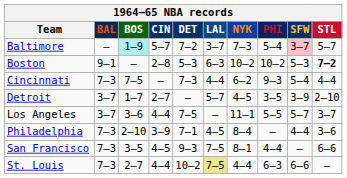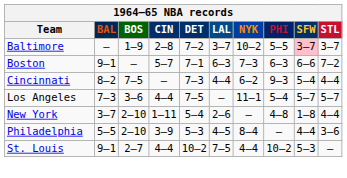(134, 47) paleturquoise background -> (134, 47) no background
(161, 47) 5–7 -> (164, 47) 2–8
(242, 47) 7–3 -> (249, 47) 10–2
(273, 47) 5–4 -> (279, 47) 5–5
(327, 47) 5–7 -> (330, 47) 3–7
(161, 64) 2–8 -> (164, 64) 5–7
(188, 64) 5–3 -> (194, 64) 7–1
(242, 64) 10–2 -> (249, 64) 7–3
(273, 64) 10–2 -> (279, 64) 6–3
(300, 64) 5–3 -> (306, 64) 6–6
(327, 64) bold -> (330, 64) normal
(106, 81) 7–3 -> (106, 81) 8–2
- row: (29, 98)
(106, 115) 3–7 -> (106, 98) 7–3
(273, 115) 5–5 -> (279, 98) 5–4
(327, 115) 3–7 -> (330, 98) 5–7
+ row: (32, 115)
(106, 132) 7–3 -> (106, 132) 5–5
(188, 132) 7–1 -> (194, 132) 5–3
- row: (48, 149)
(106, 166) 7–3 -> (106, 149) 9–1
(215, 166) khaki background -> (221, 149) no background
(273, 166) 6–3 -> (279, 149) 10–2
(300, 166) 6–6 -> (306, 149) 5–3
